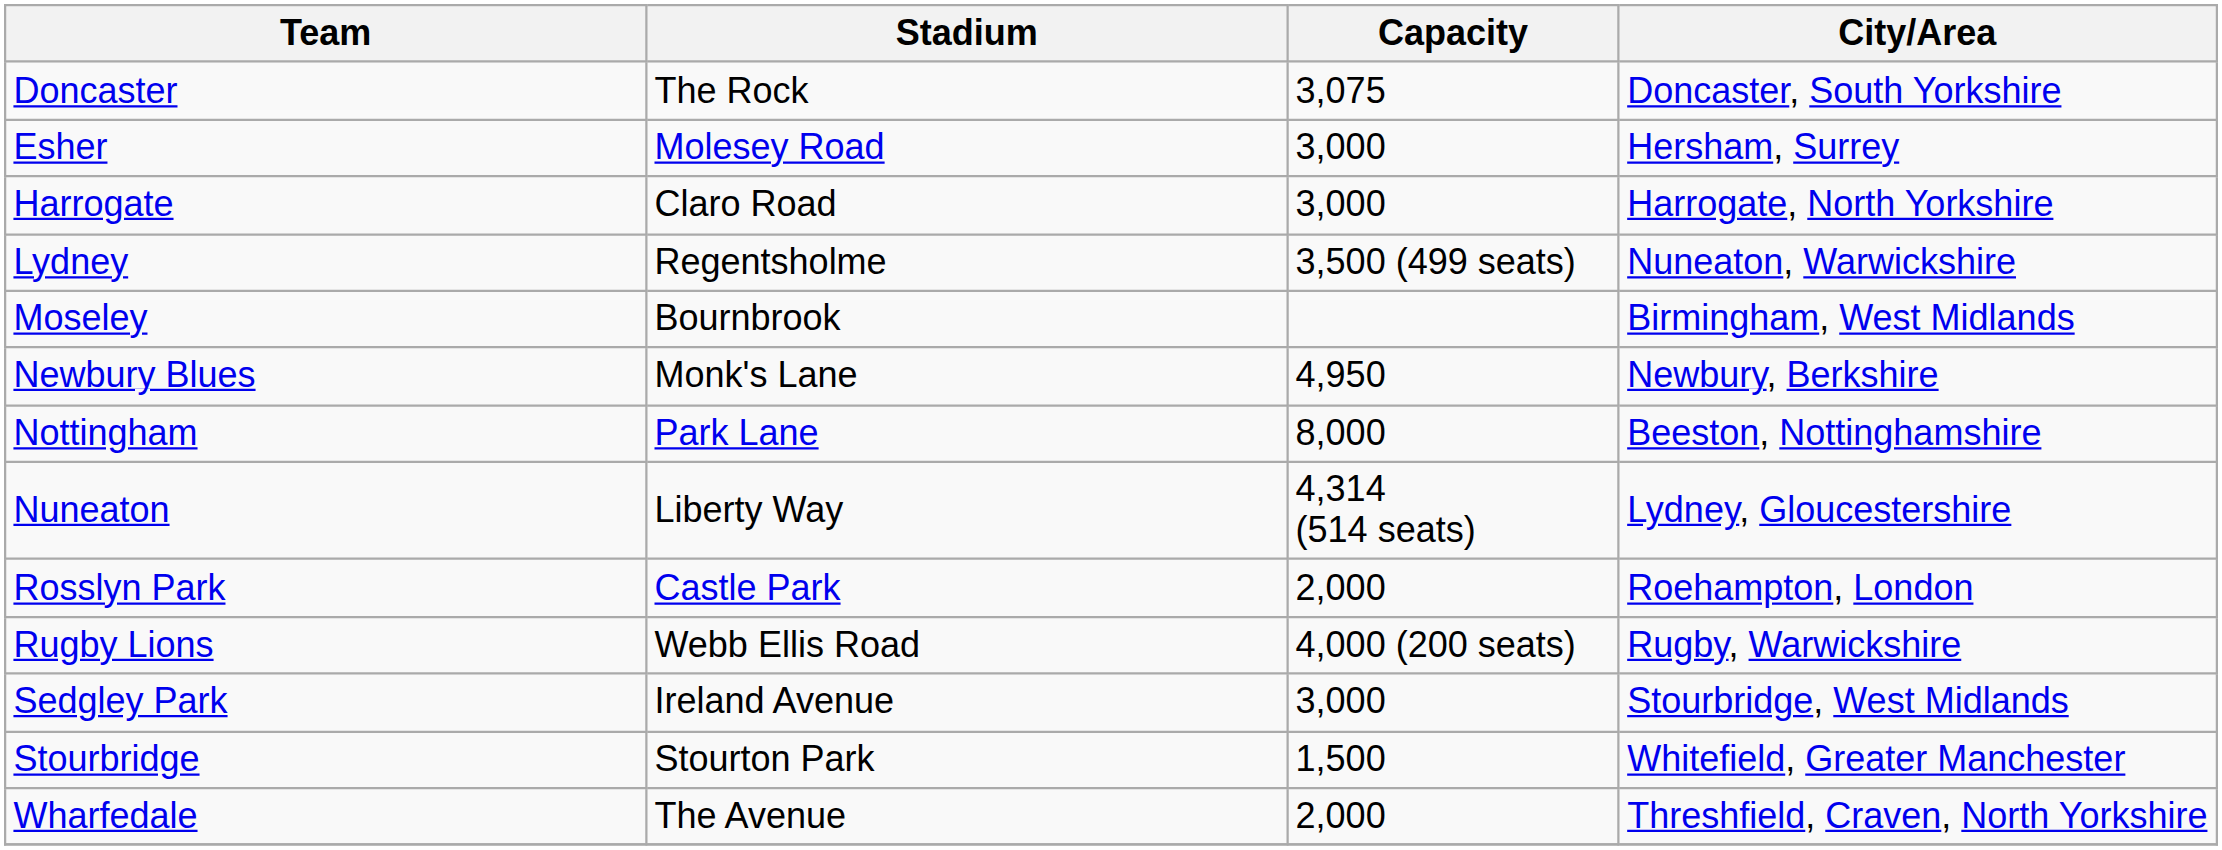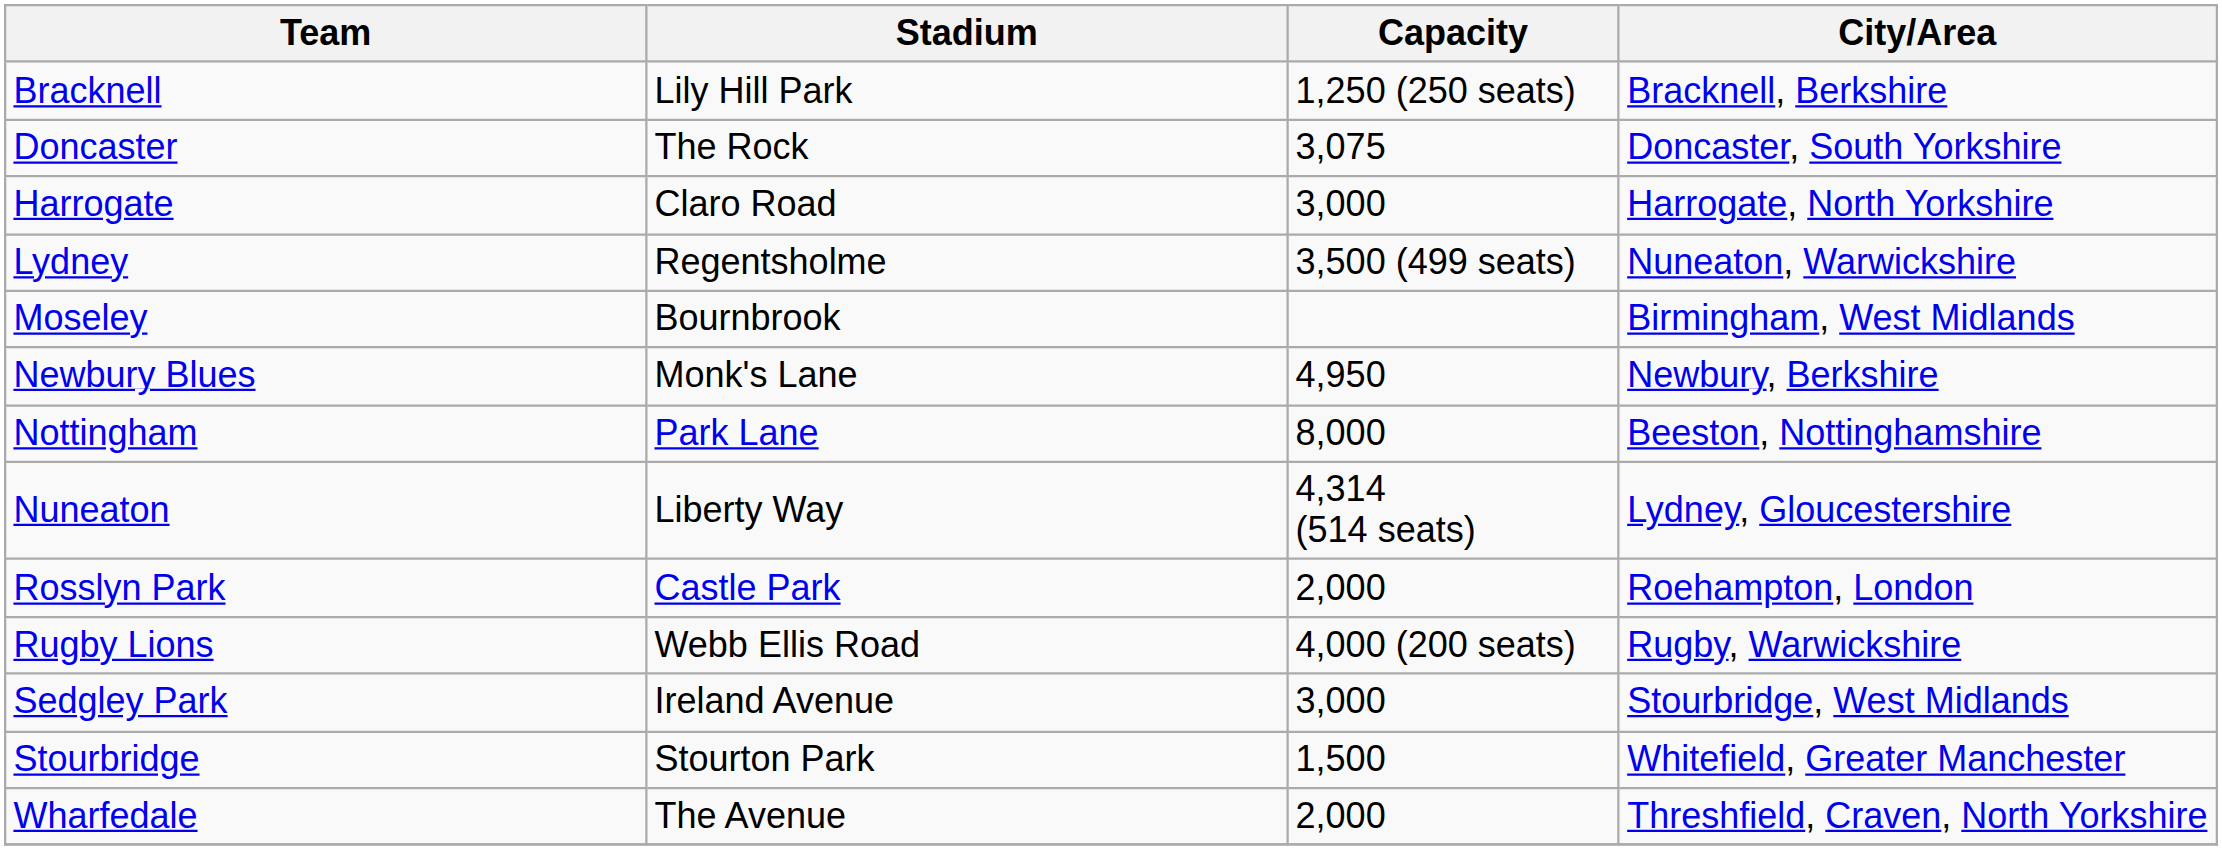+ row: (87, 90)
- row: (60, 147)
